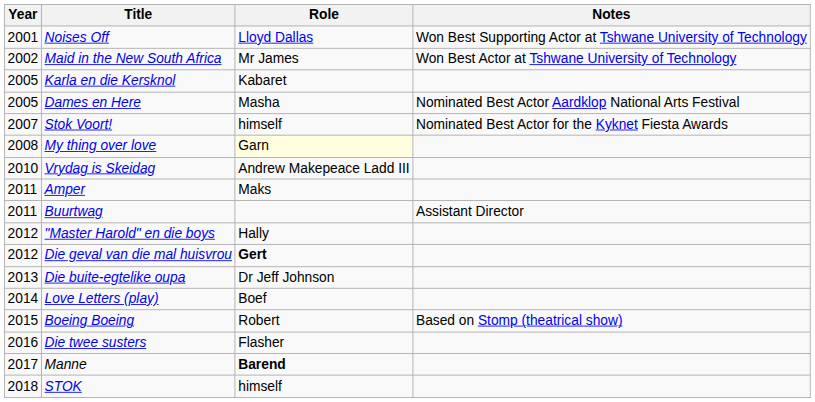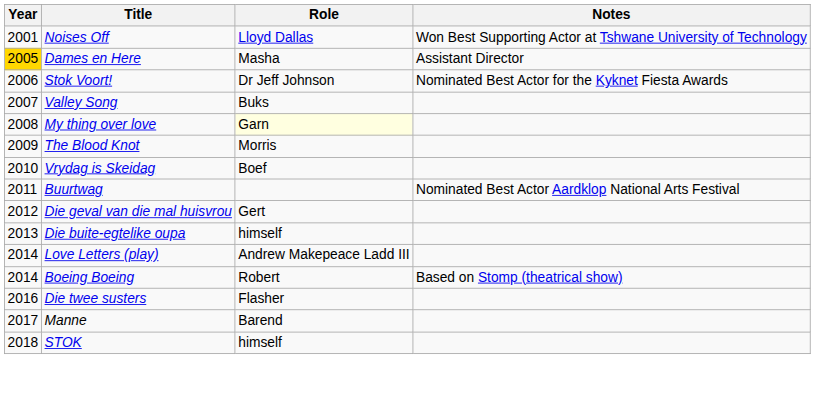- row: (133, 59)
- row: (110, 80)
(23, 102) no background -> (23, 59) gold background
(578, 102) Nominated Best Actor Aardklop National Arts Festival -> (470, 59) Assistant Director
(23, 124) 2007 -> (23, 80) 2006
(260, 124) himself -> (286, 80) Dr Jeff Johnson
+ row: (81, 102)
+ row: (92, 146)
(324, 168) Andrew Makepeace Ladd III -> (252, 168) Boef
- row: (65, 189)
(470, 211) Assistant Director -> (578, 189) Nominated Best Actor Aardklop National Arts Festival
- row: (130, 233)
(252, 255) bold -> (252, 211) normal
(286, 277) Dr Jeff Johnson -> (260, 233) himself
(252, 299) Boef -> (324, 255) Andrew Makepeace Ladd III
(23, 320) 2015 -> (23, 277) 2014
(262, 364) bold -> (260, 320) normal
